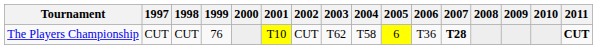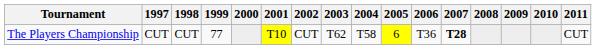(217, 34) 76 -> (217, 34) 77
(577, 34) bold -> (576, 34) normal
